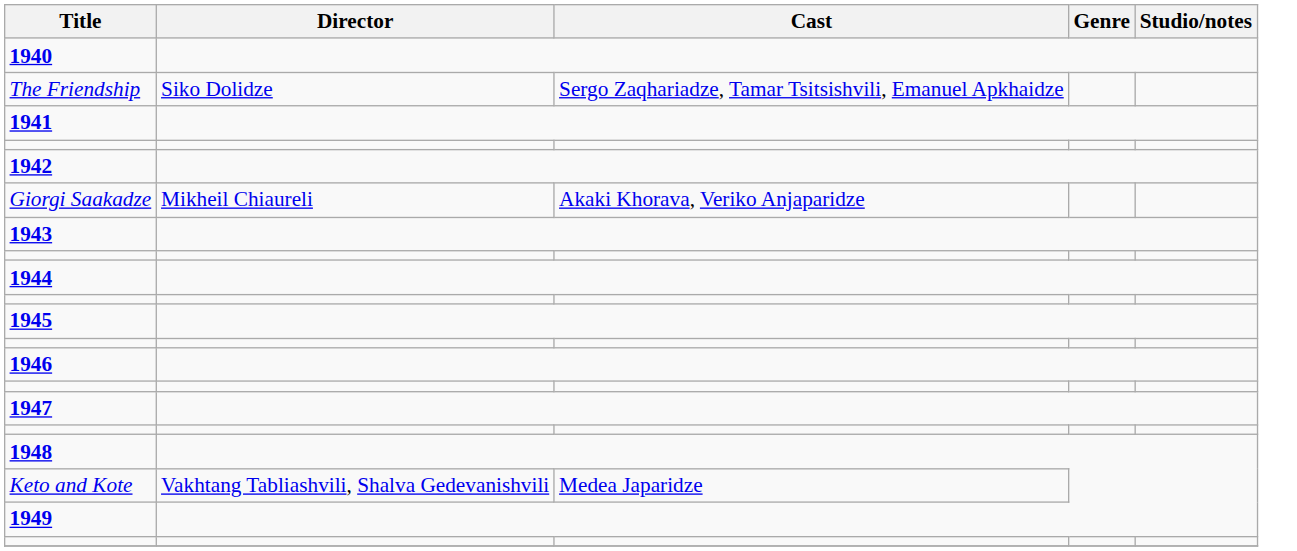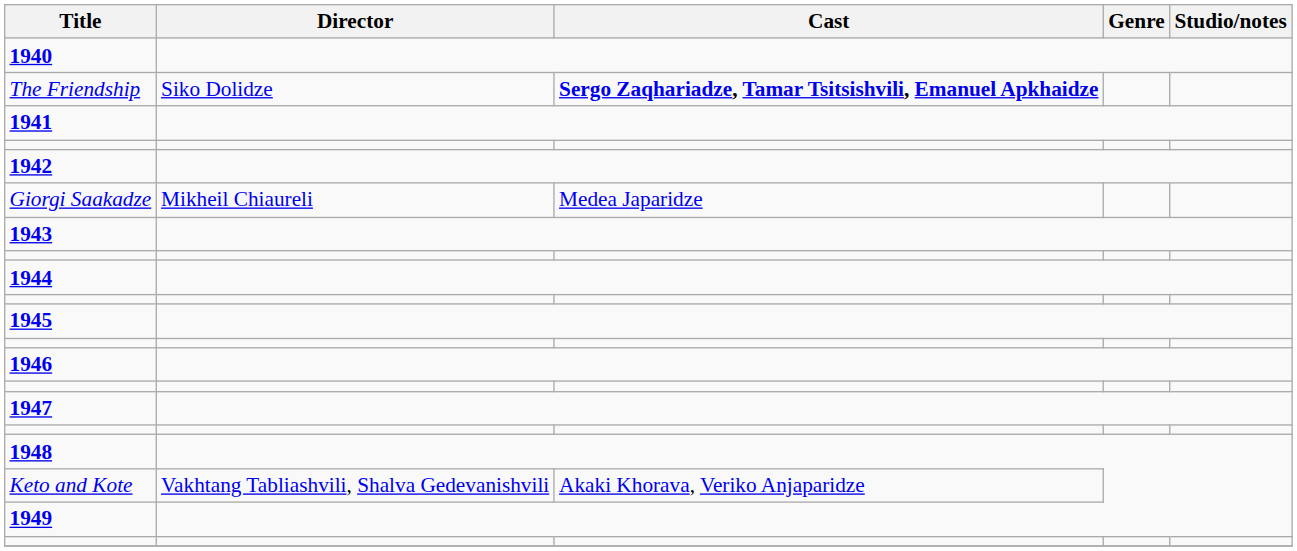(811, 88) normal -> (829, 88) bold
(712, 199) Akaki Khorava, Veriko Anjaparidze -> (631, 199) Medea Japaridze
(631, 485) Medea Japaridze -> (712, 485) Akaki Khorava, Veriko Anjaparidze
